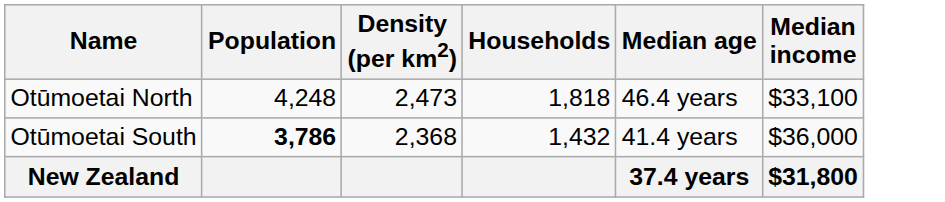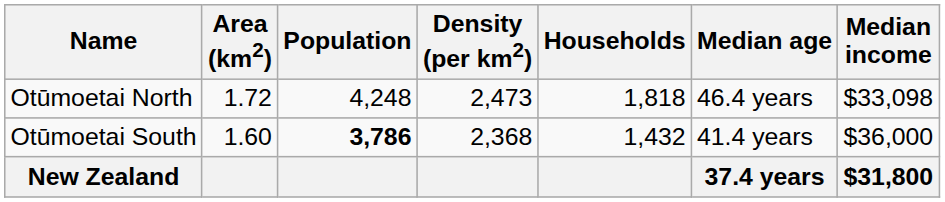+ column: (240, 41)
(813, 98) $33,100 -> (888, 98) $33,098
